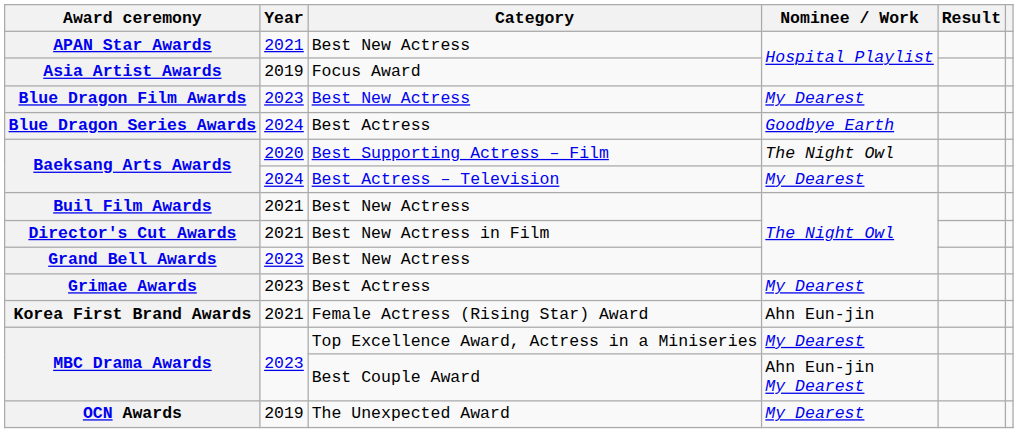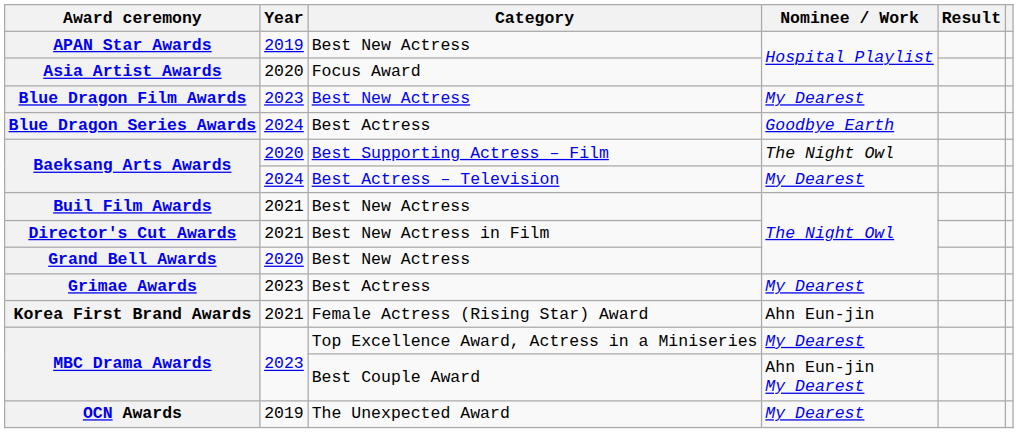(284, 45) 2021 -> (284, 45) 2019
(284, 72) 2019 -> (284, 72) 2020
(284, 260) 2023 -> (284, 260) 2020
